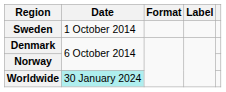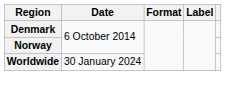- row: (33, 29)
(103, 78) paleturquoise background -> (103, 62) no background
